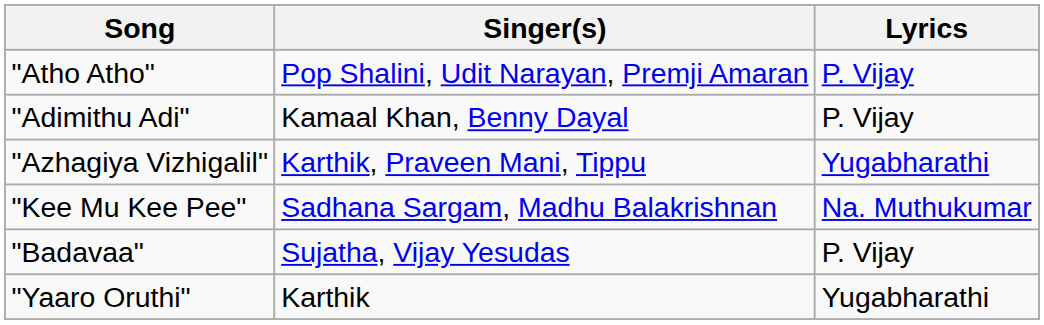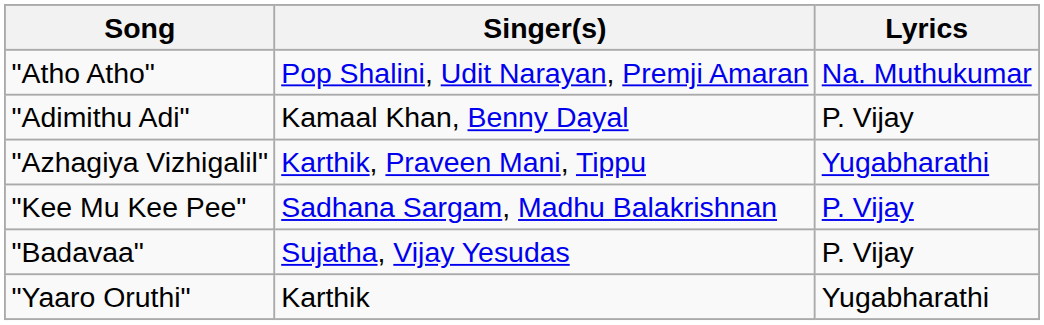(868, 73) P. Vijay -> (927, 73) Na. Muthukumar
(927, 208) Na. Muthukumar -> (868, 208) P. Vijay
